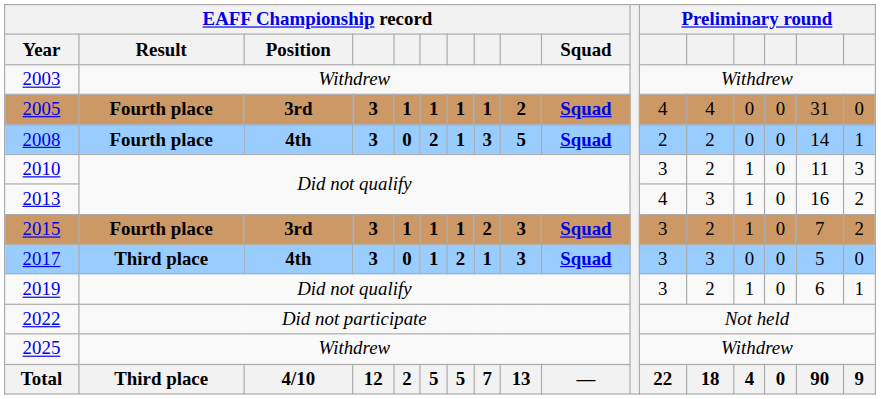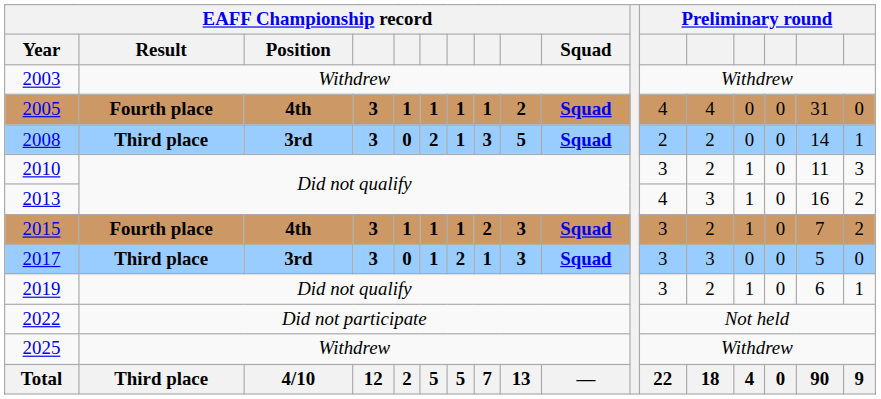(298, 109) 3rd -> (298, 109) 4th
(161, 139) Fourth place -> (161, 139) Third place
(298, 139) 4th -> (298, 139) 3rd
(298, 229) 3rd -> (298, 229) 4th
(298, 259) 4th -> (298, 259) 3rd
